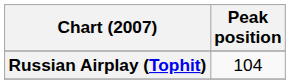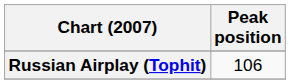(248, 65) 104 -> (248, 65) 106
